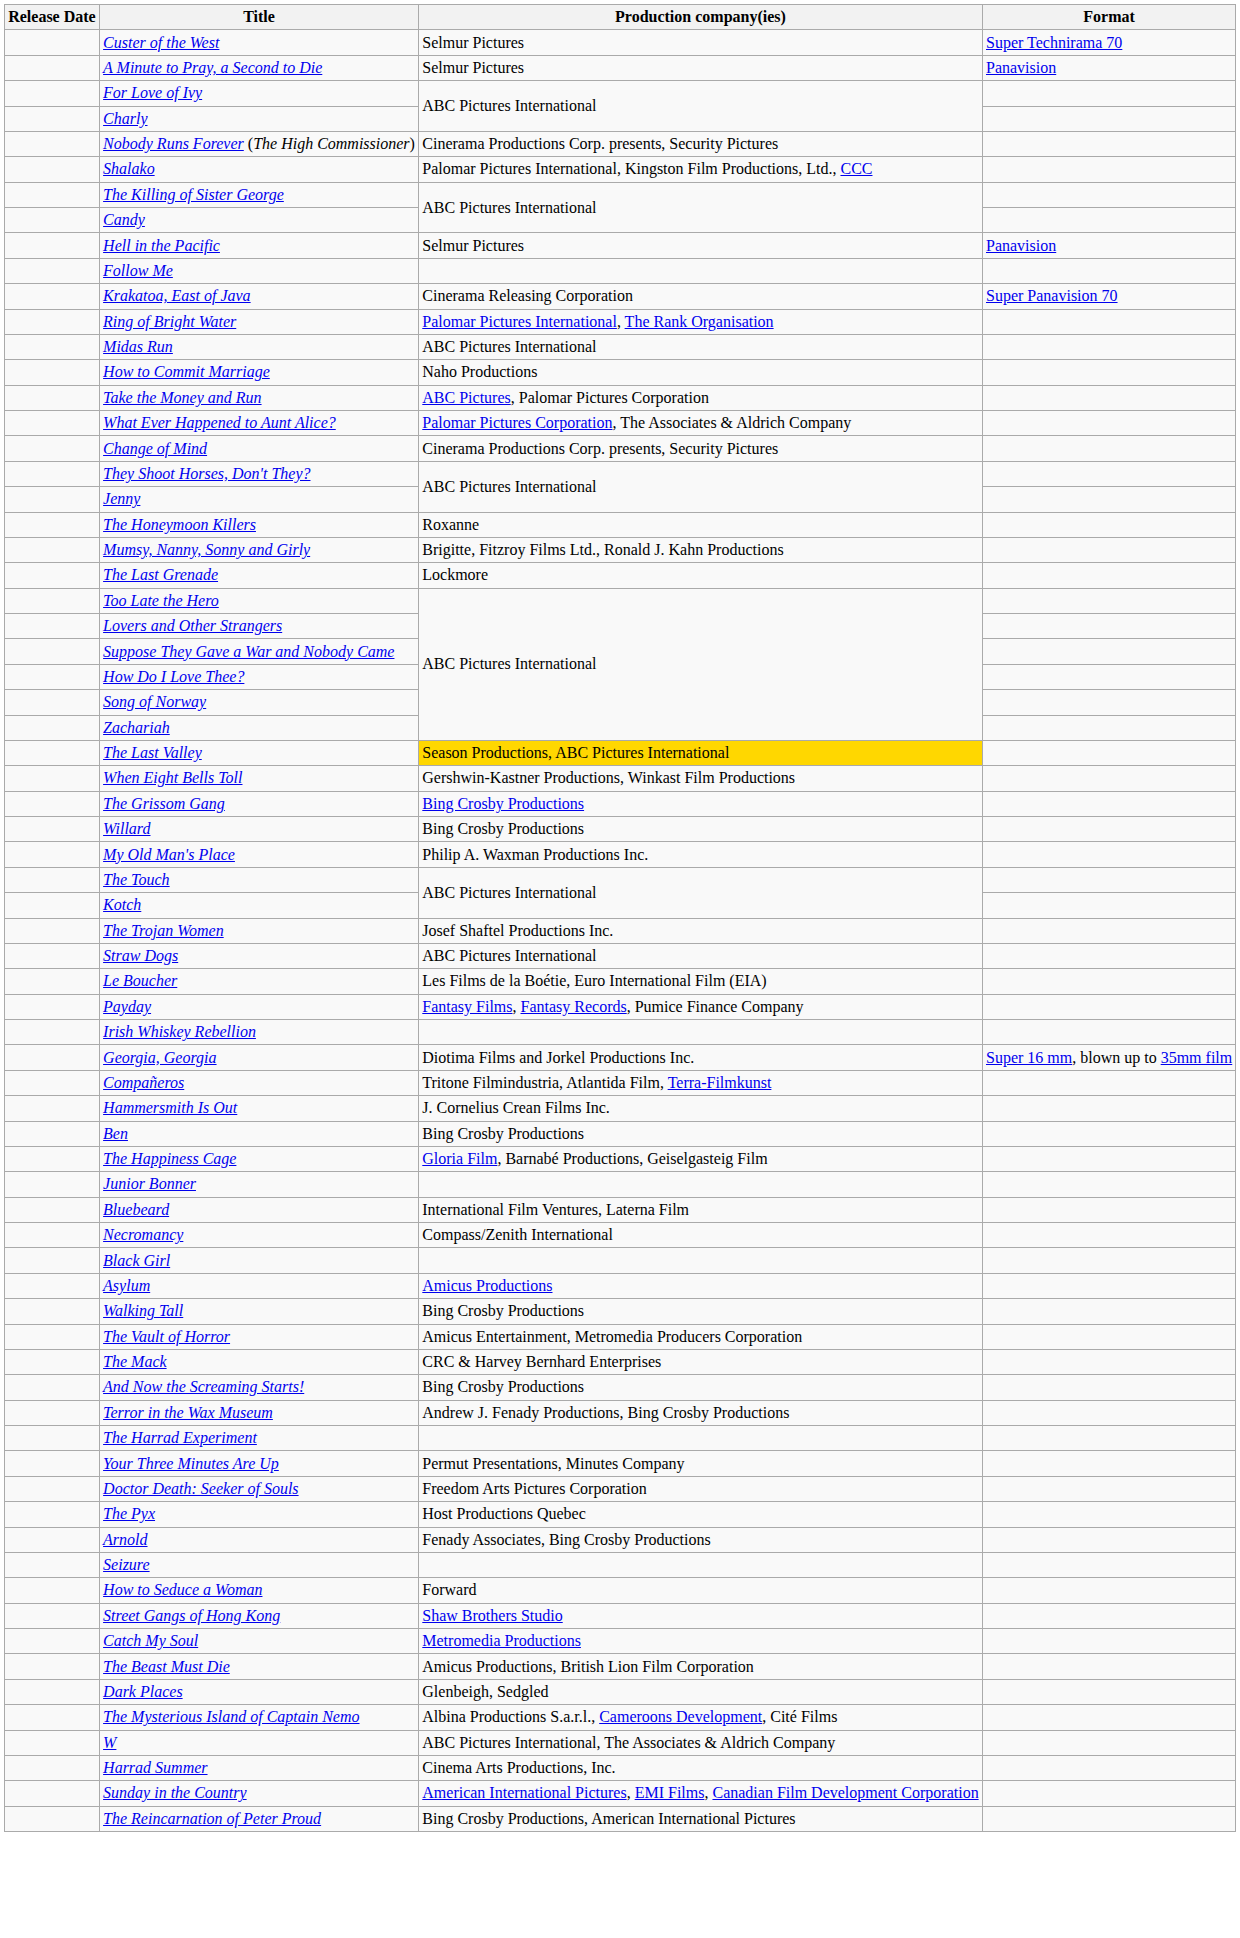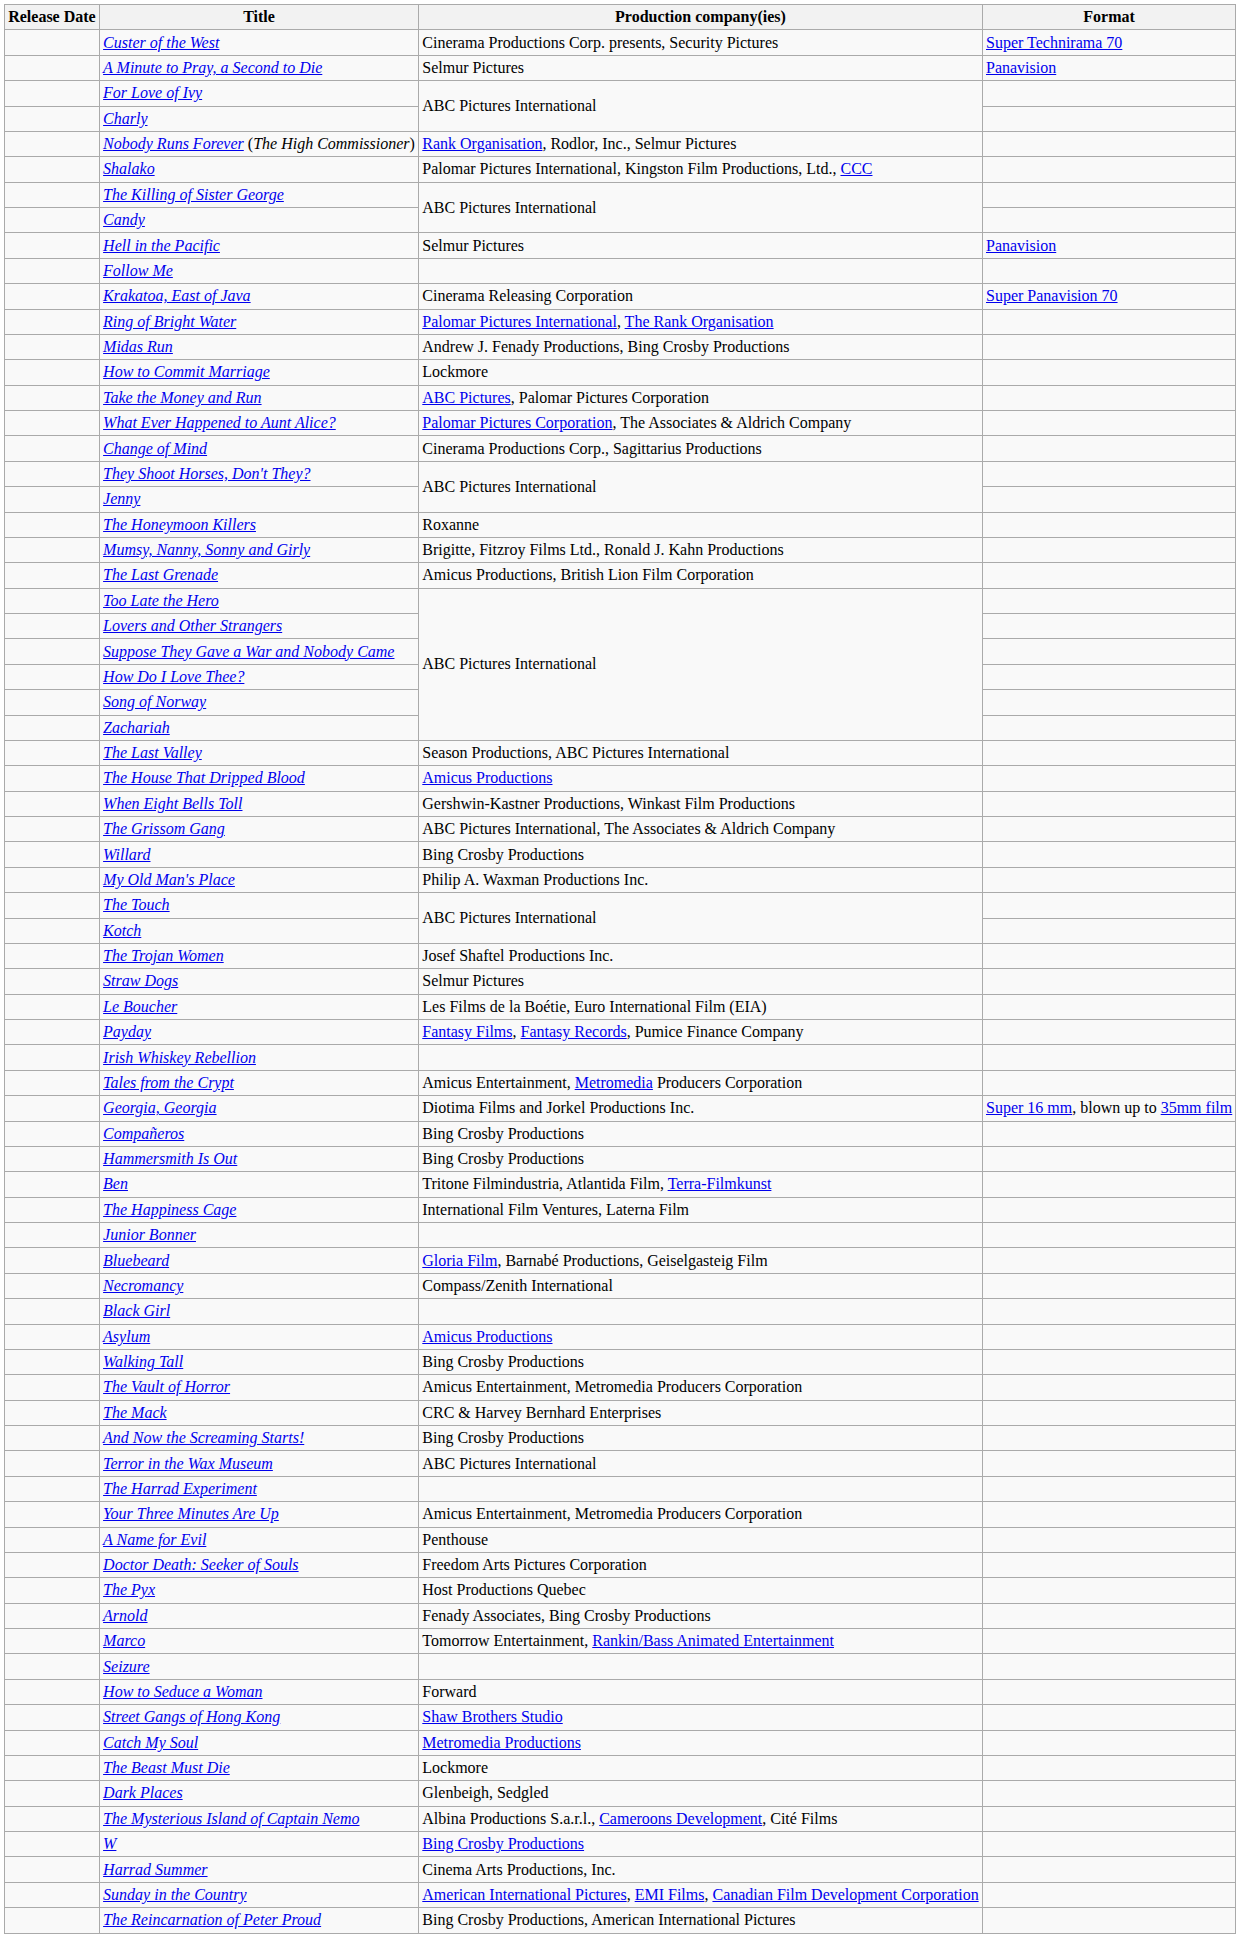(473, 42) Selmur Pictures -> (600, 42) Cinerama Productions Corp. presents, Security Pictures
(600, 144) Cinerama Productions Corp. presents, Security Pictures -> (579, 144) Rank Organisation, Rodlor, Inc., Selmur Pictures
(509, 347) ABC Pictures International -> (606, 347) Andrew J. Fenady Productions, Bing Crosby Productions
(480, 372) Naho Productions -> (455, 372) Lockmore
(600, 448) Cinerama Productions Corp. presents, Security Pictures -> (592, 448) Cinerama Productions Corp., Sagittarius Productions
(455, 575) Lockmore -> (588, 575) Amicus Productions, British Lion Film Corporation
(576, 753) gold background -> (576, 753) no background
+ row: (204, 778)
(503, 803) Bing Crosby Productions -> (629, 829) ABC Pictures International, The Associates & Aldrich Company
(509, 956) ABC Pictures International -> (473, 981) Selmur Pictures
+ row: (168, 1082)
(597, 1082) Tritone Filmindustria, Atlantida Film, Terra-Filmkunst -> (503, 1133) Bing Crosby Productions
(516, 1108) J. Cornelius Crean Films Inc. -> (503, 1159) Bing Crosby Productions
(503, 1133) Bing Crosby Productions -> (597, 1184) Tritone Filmindustria, Atlantida Film, Terra-Filmkunst
(595, 1159) Gloria Film, Barnabé Productions, Geiselgasteig Film -> (556, 1209) International Film Ventures, Laterna Film
(556, 1209) International Film Ventures, Laterna Film -> (595, 1260) Gloria Film, Barnabé Productions, Geiselgasteig Film
(606, 1412) Andrew J. Fenady Productions, Bing Crosby Productions -> (509, 1463) ABC Pictures International
(553, 1463) Permut Presentations, Minutes Company -> (612, 1514) Amicus Entertainment, Metromedia Producers Corporation
+ row: (155, 1539)
+ row: (124, 1641)
(588, 1666) Amicus Productions, British Lion Film Corporation -> (455, 1768) Lockmore
(629, 1742) ABC Pictures International, The Associates & Aldrich Company -> (503, 1844) Bing Crosby Productions
